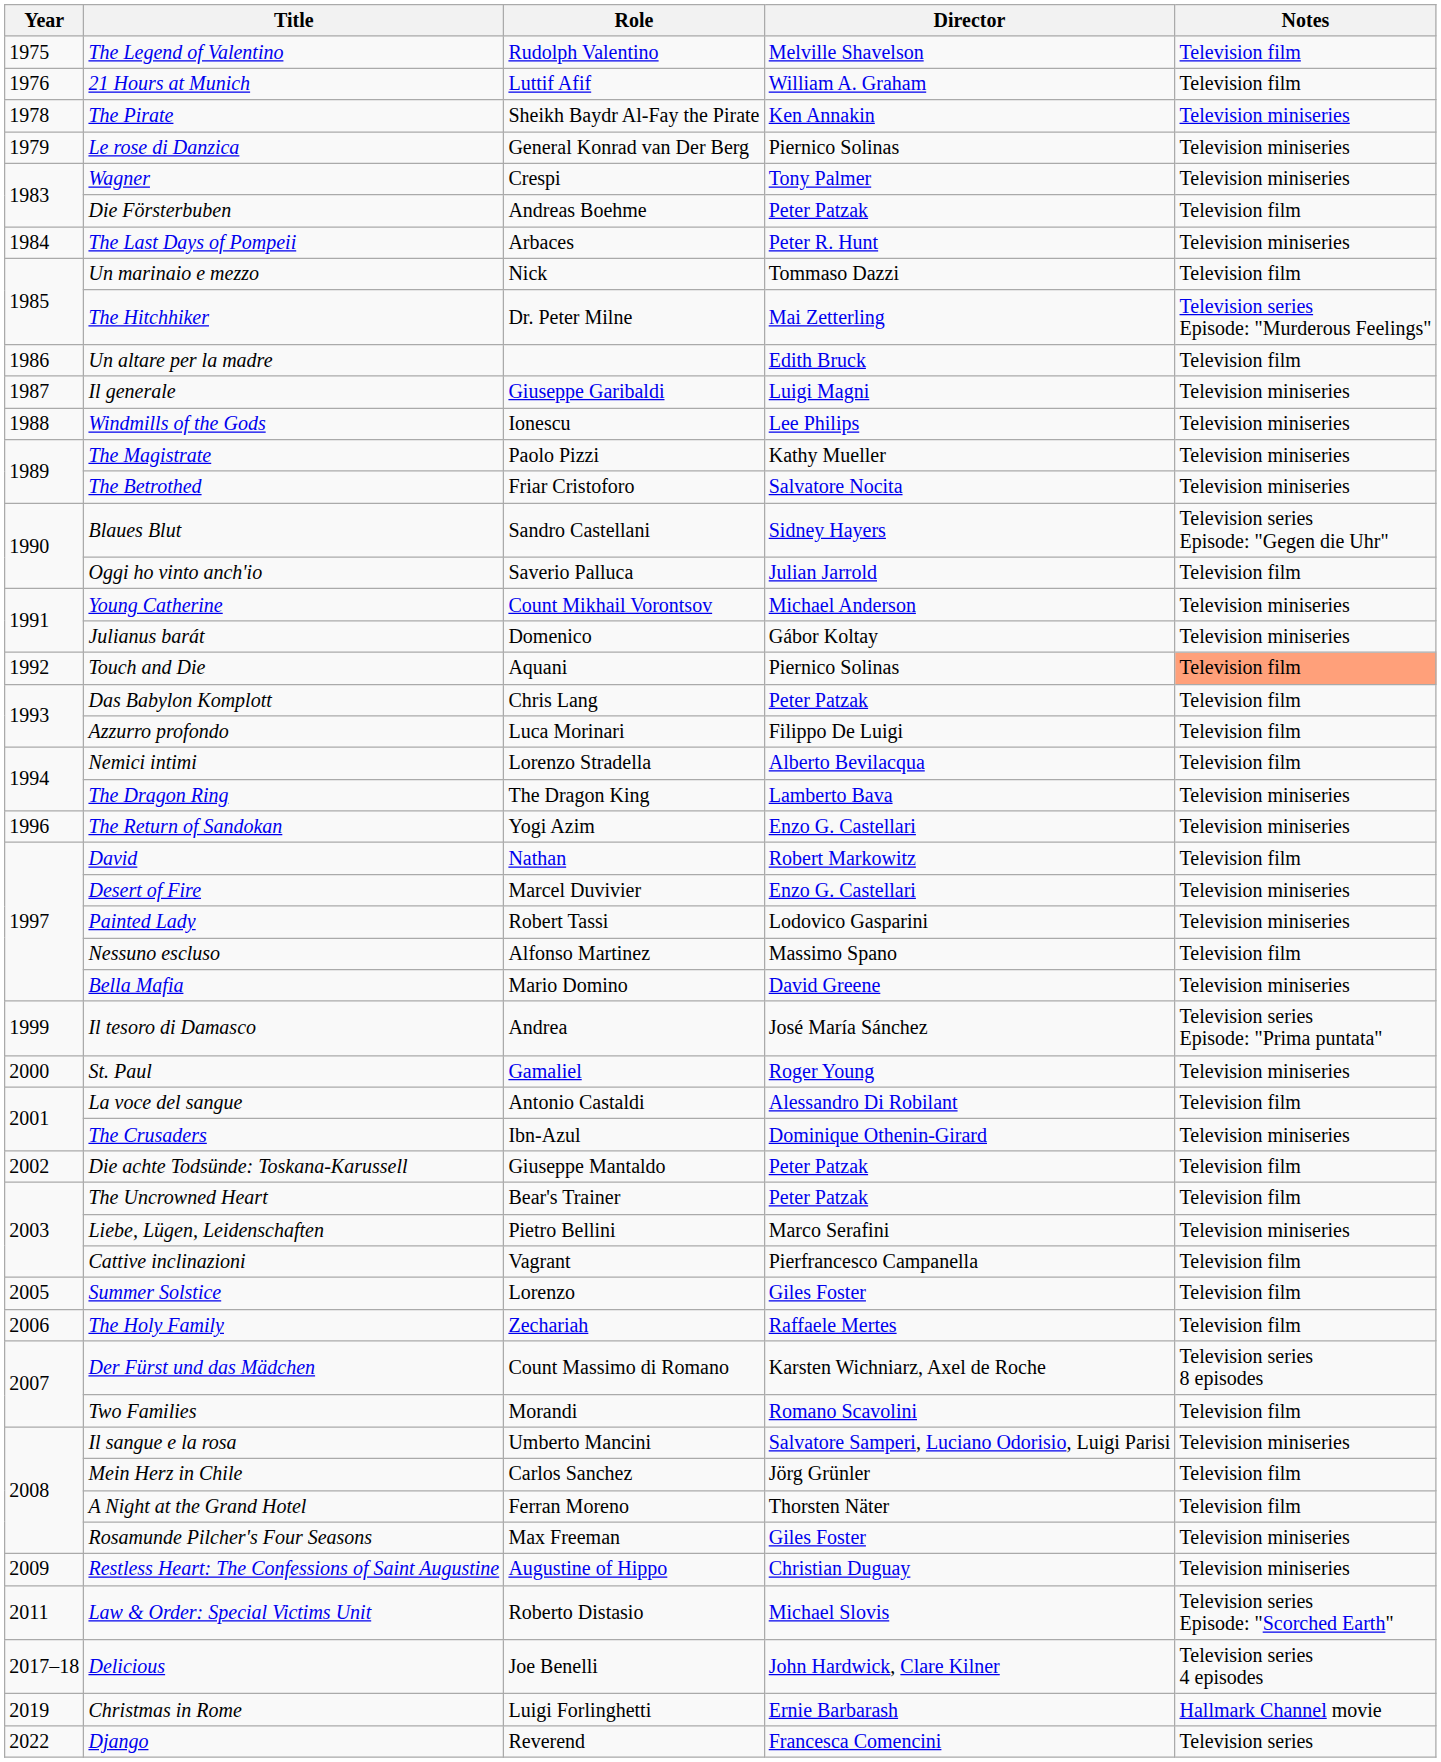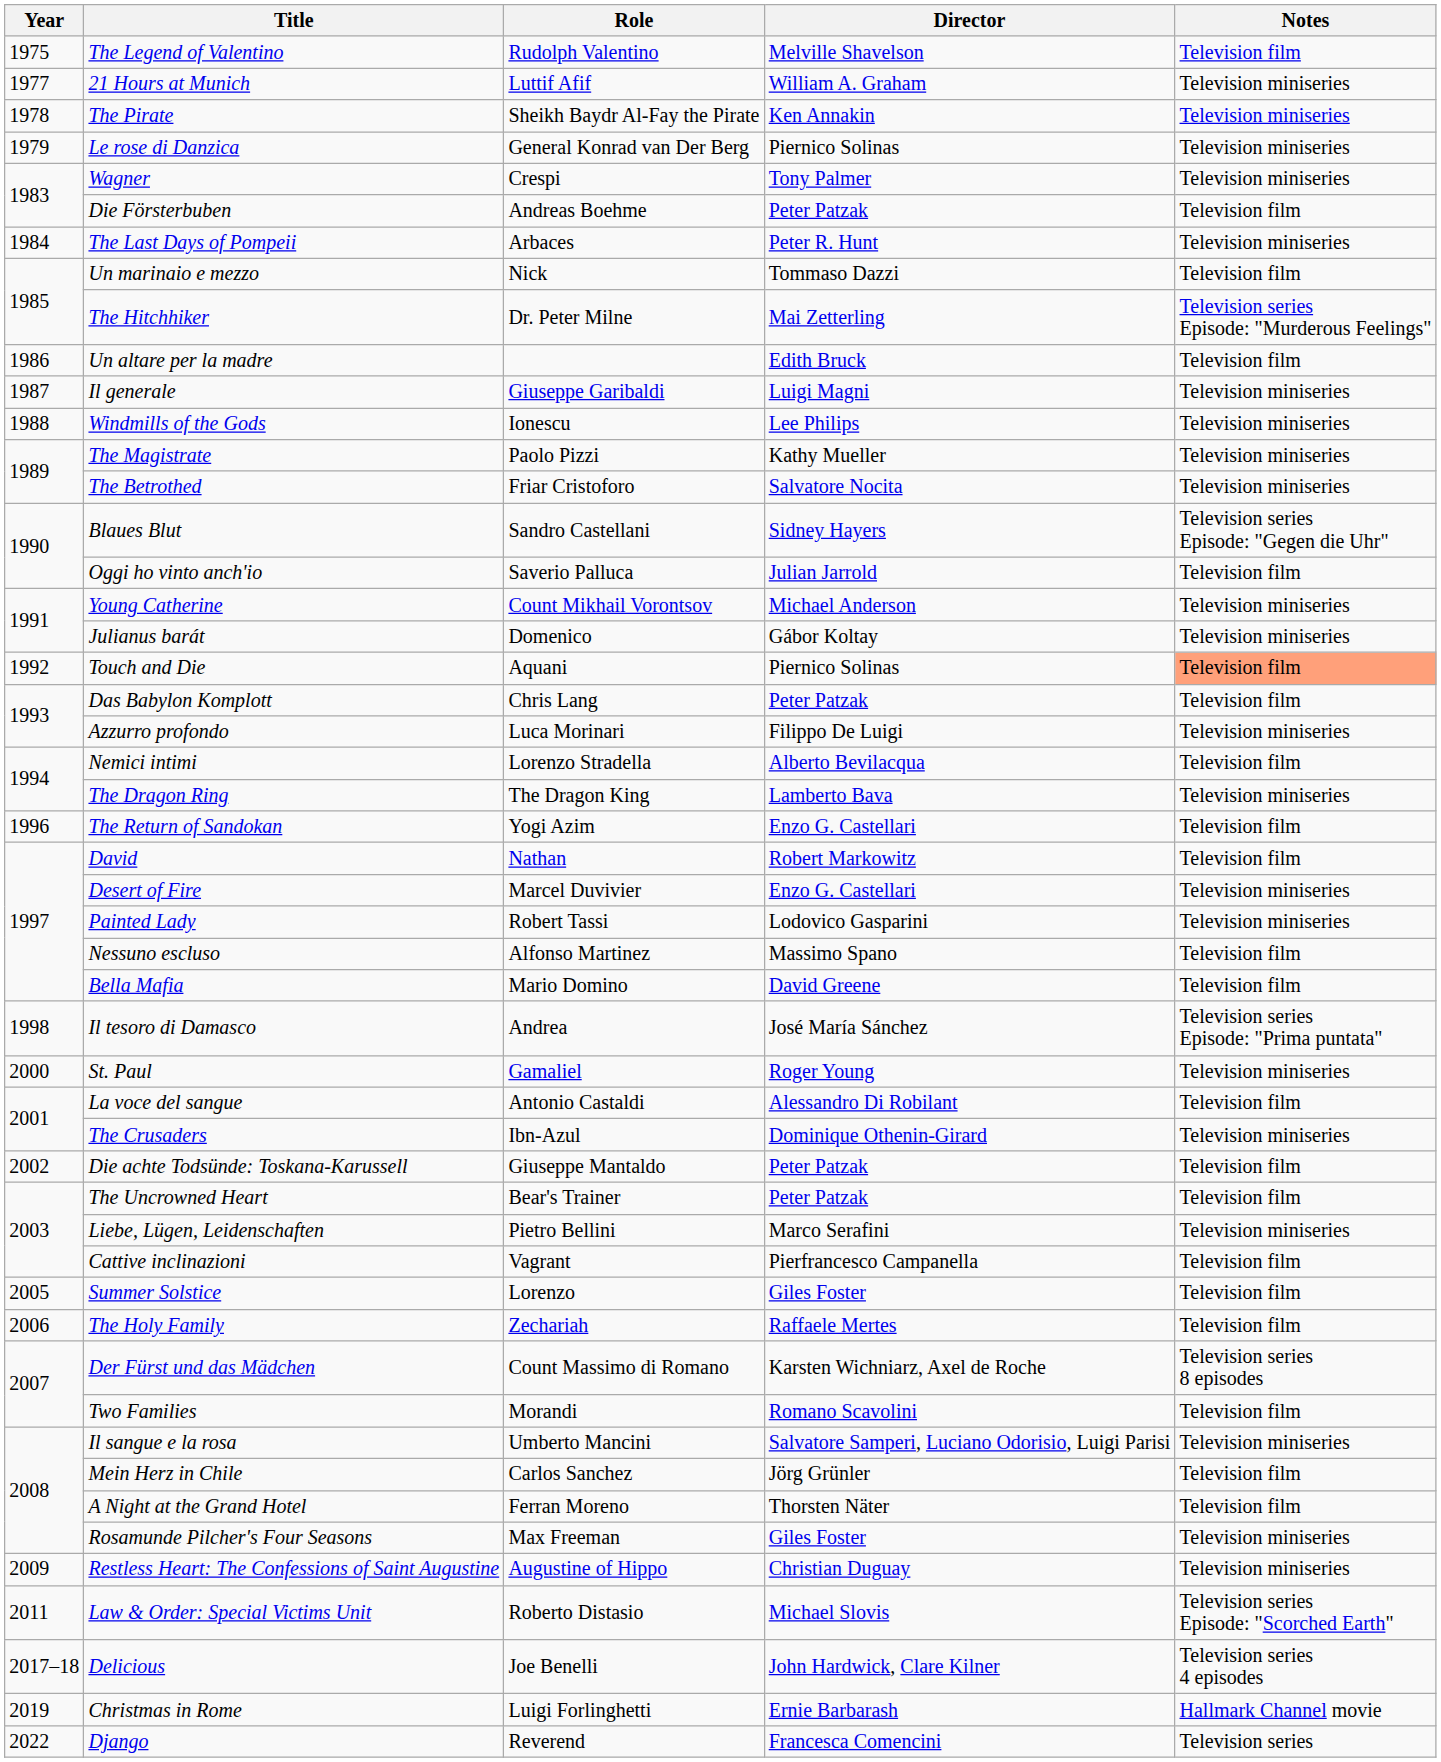(29, 83) 1976 -> (29, 83) 1977
(1240, 83) Television film -> (1265, 83) Television miniseries
(1240, 731) Television film -> (1265, 731) Television miniseries
(1265, 826) Television miniseries -> (1240, 826) Television film
(1265, 985) Television miniseries -> (1240, 985) Television film
(29, 1028) 1999 -> (29, 1028) 1998
